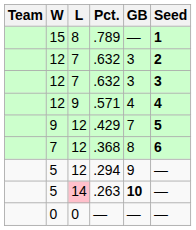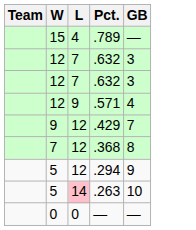- column: (171, 15)
(75, 37) 8 -> (75, 37) 4
(134, 192) bold -> (134, 192) normal
